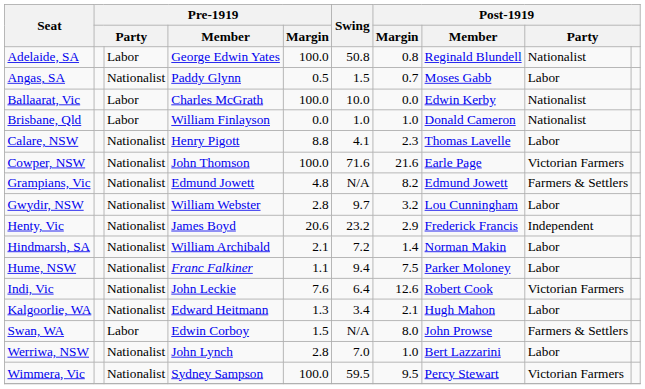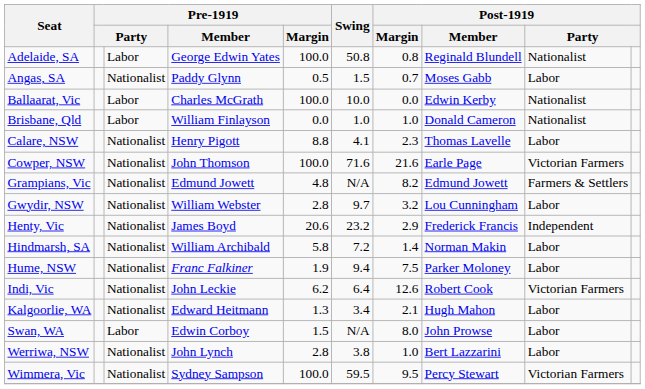(320, 246) 2.1 -> (320, 246) 5.8
(320, 267) 1.1 -> (320, 267) 1.9
(320, 288) 7.6 -> (320, 288) 6.2
(578, 330) Farmers & Settlers -> (544, 330) Labor
(361, 352) 7.0 -> (361, 352) 3.8
